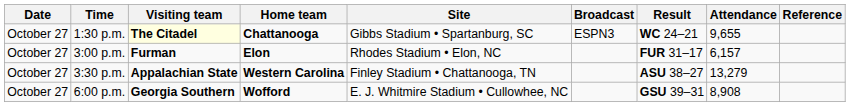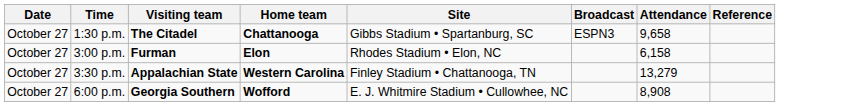- column: (672, 14)
(164, 34) lightyellow background -> (164, 34) no background
(725, 34) 9,655 -> (655, 34) 9,658
(725, 53) 6,157 -> (655, 53) 6,158
